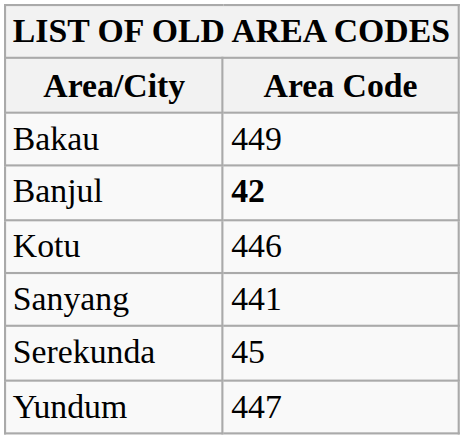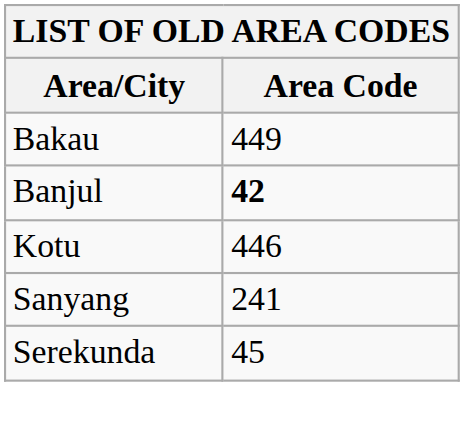(256, 298) 441 -> (256, 298) 241
- row: (70, 406)
